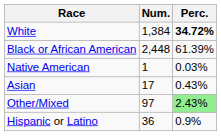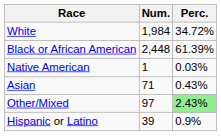(156, 31) 1,384 -> (156, 31) 1,984
(195, 31) bold -> (195, 31) normal
(148, 85) 17 -> (148, 85) 71
(148, 121) 36 -> (148, 121) 39
